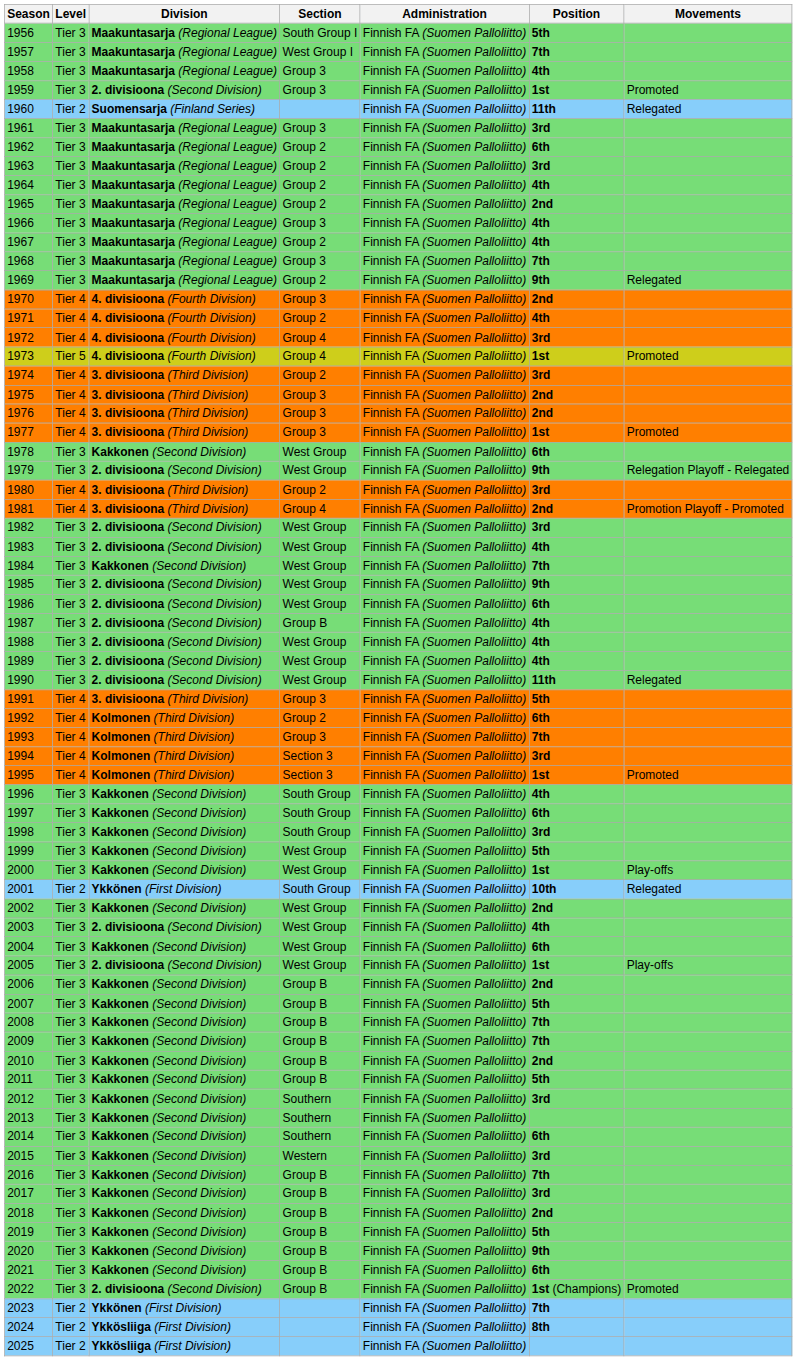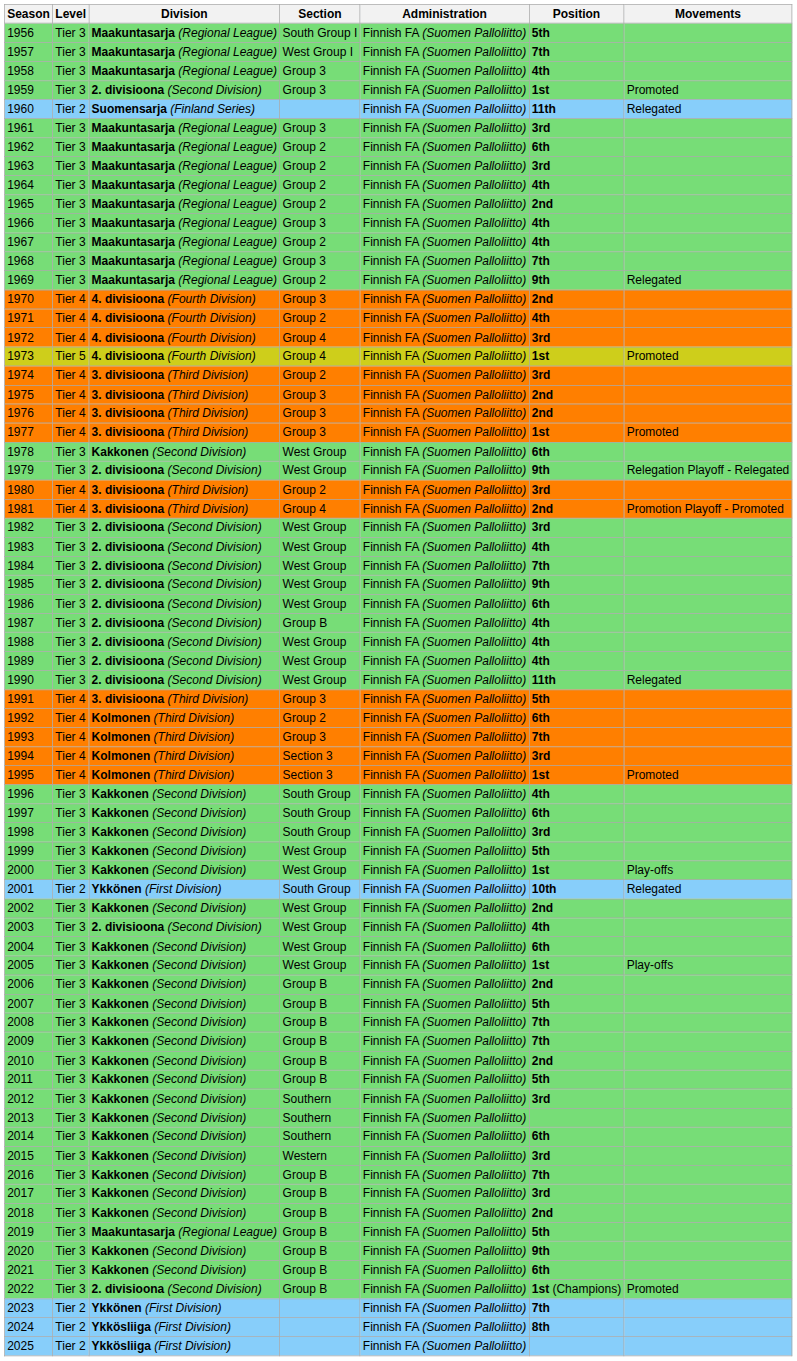(169, 565) Kakkonen (Second Division) -> (177, 565) 2. divisioona (Second Division)
(177, 965) 2. divisioona (Second Division) -> (169, 965) Kakkonen (Second Division)
(169, 1232) Kakkonen (Second Division) -> (184, 1232) Maakuntasarja (Regional League)
